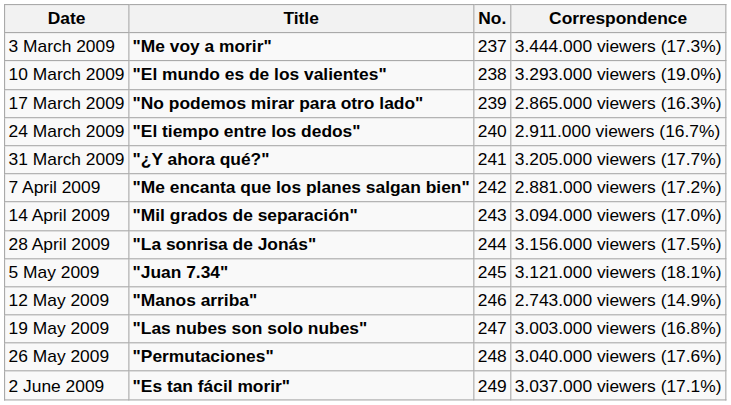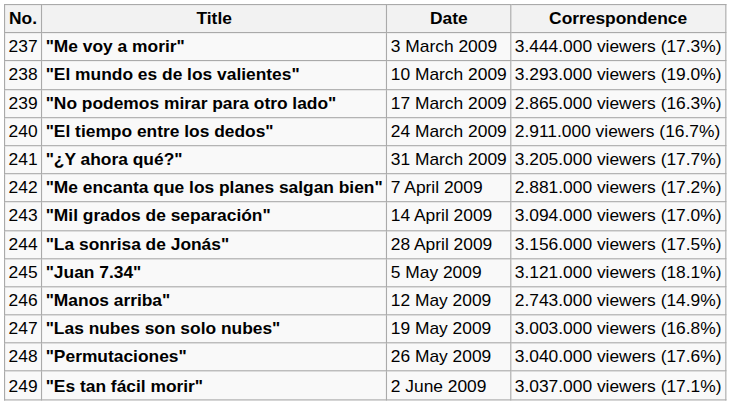columns swapped: (492, 18) <-> (67, 18)
